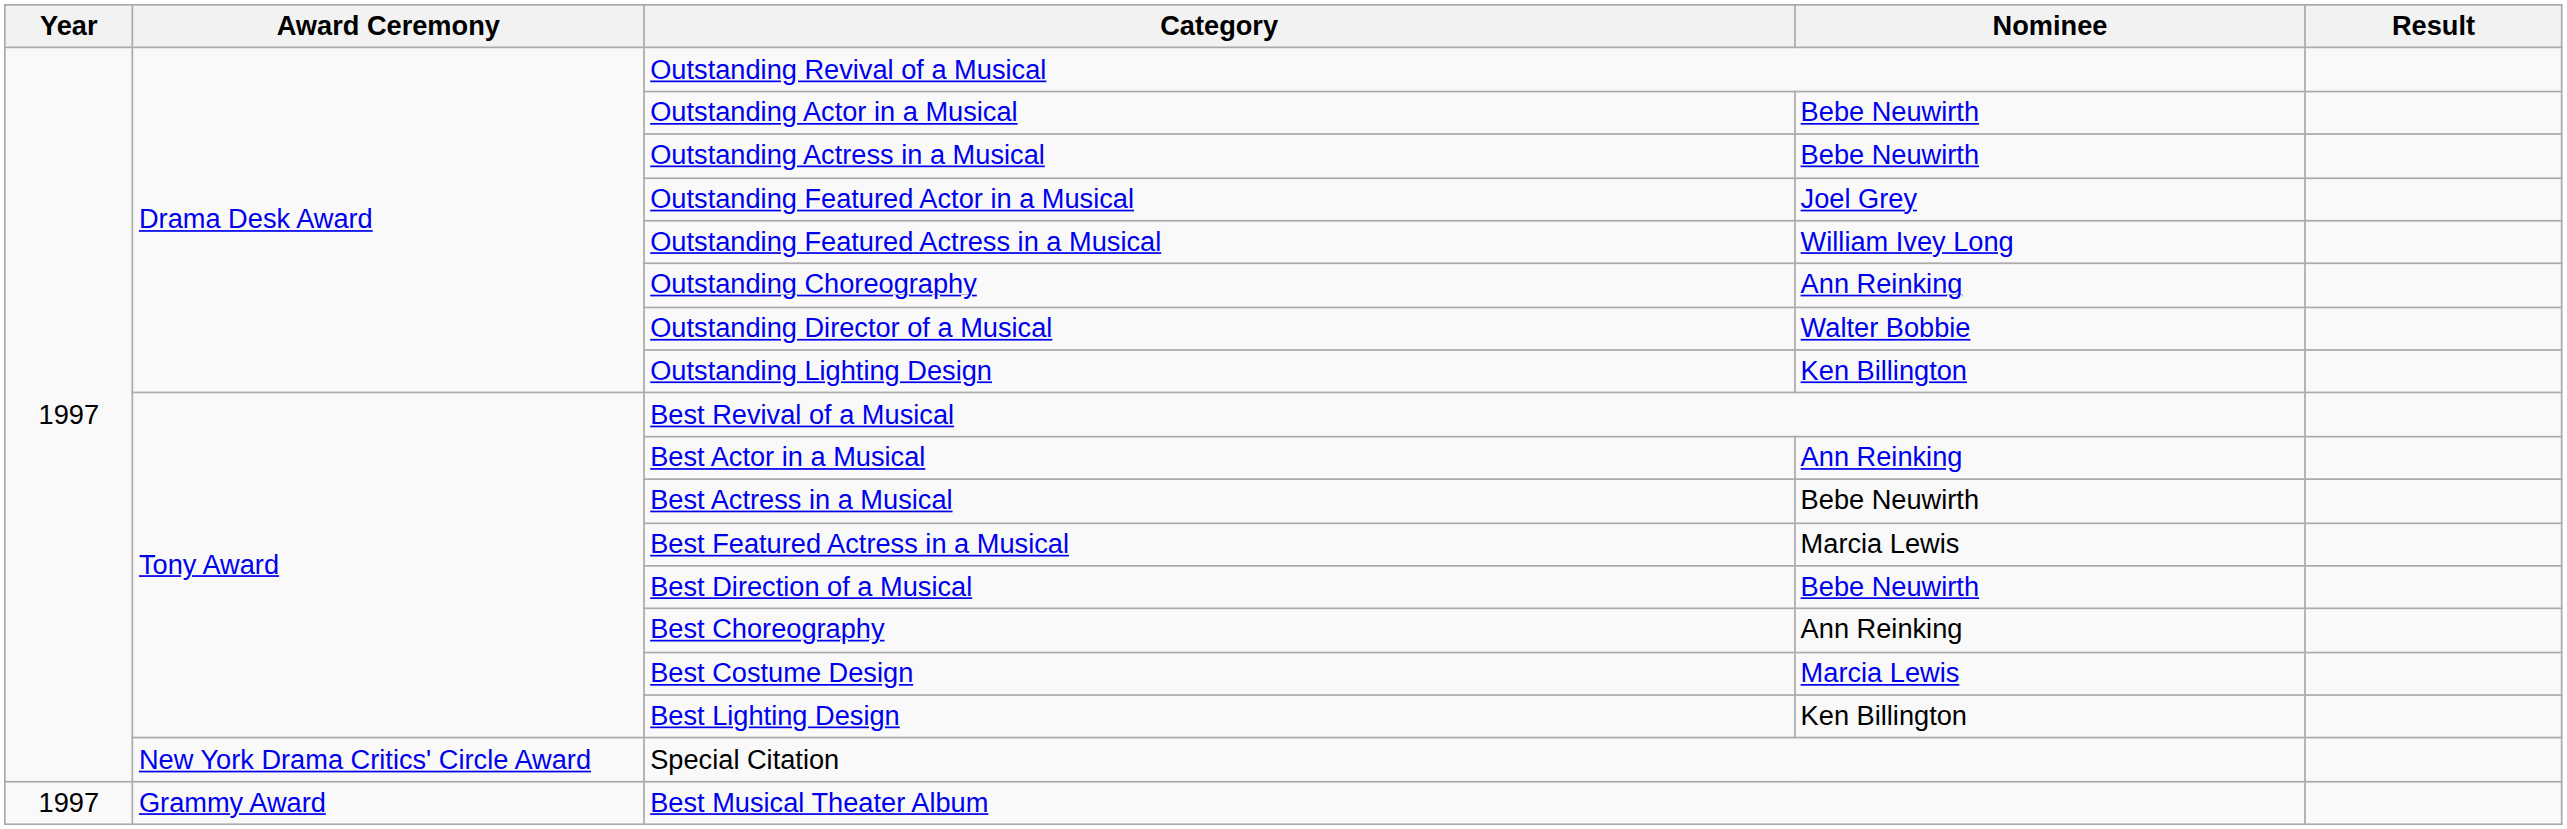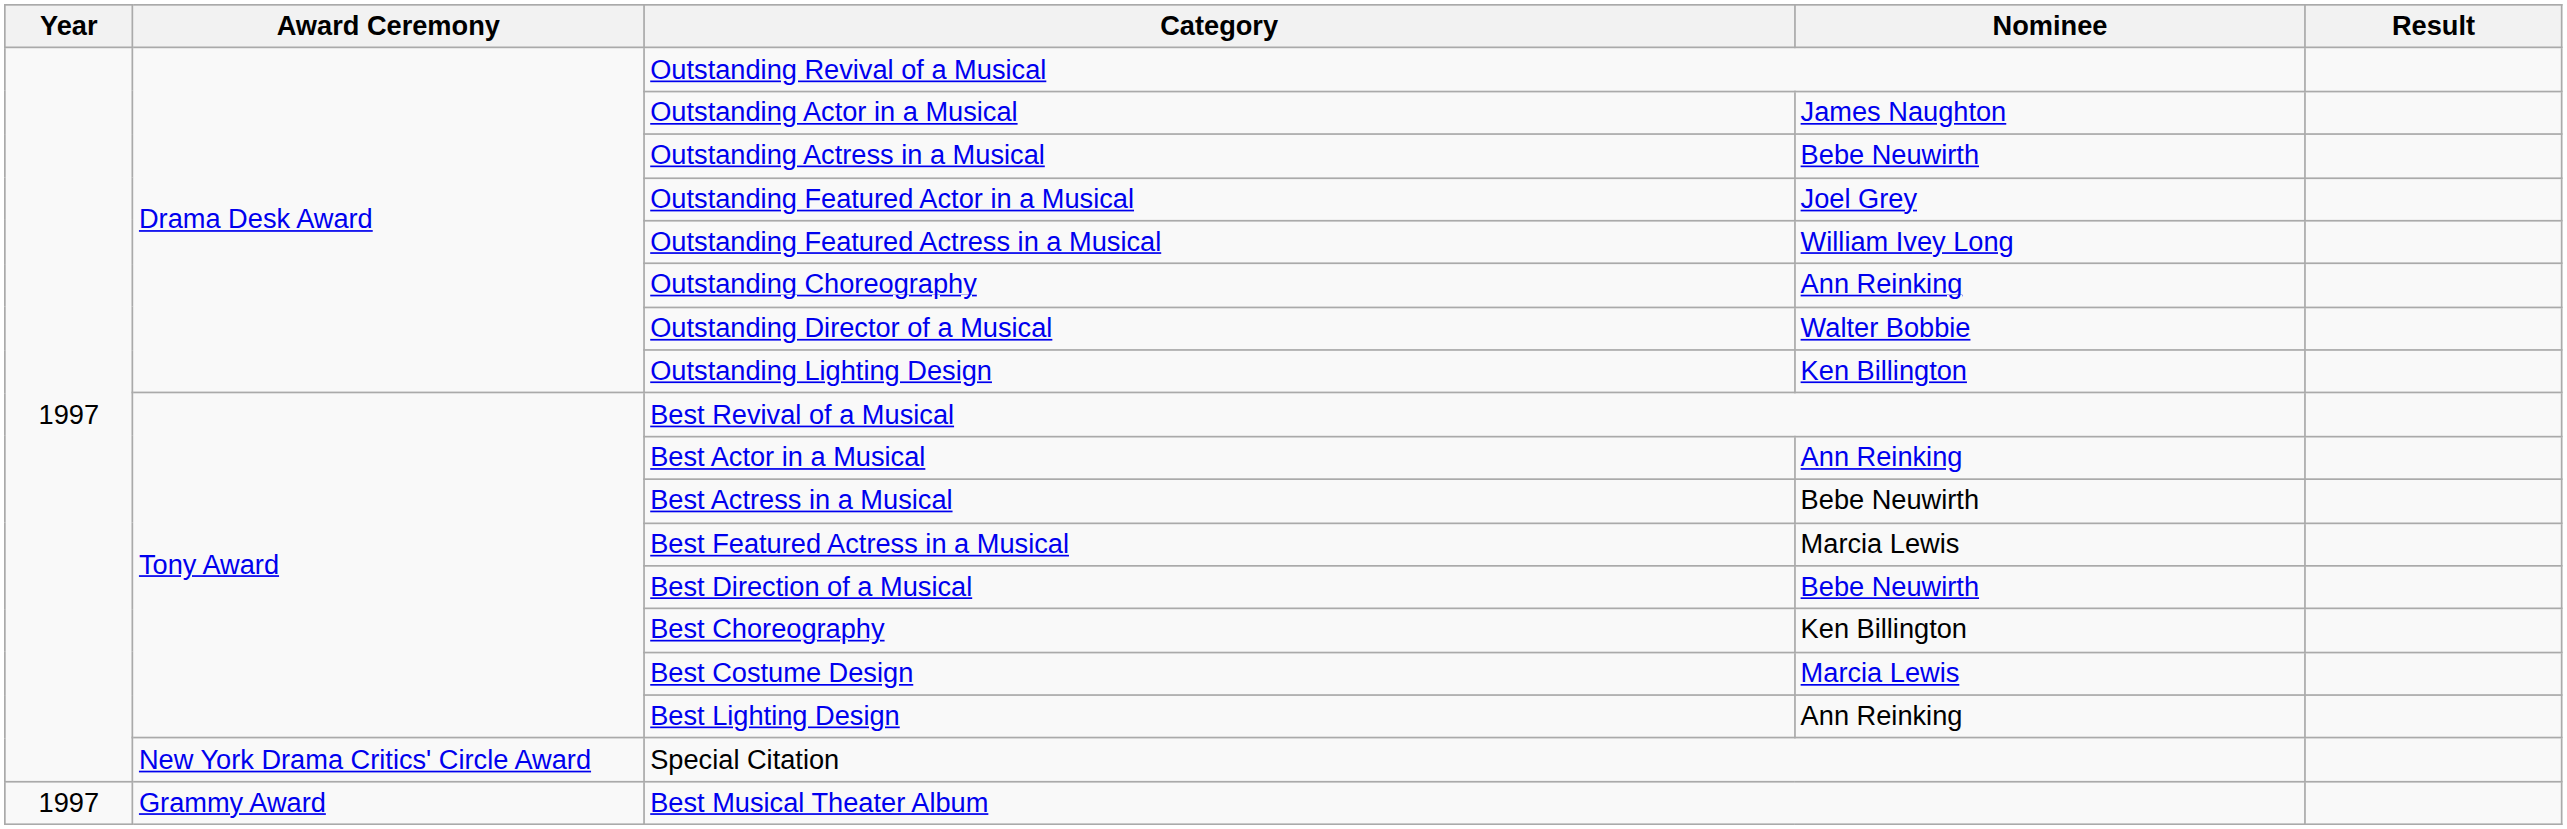(1890, 112) Bebe Neuwirth -> (1903, 112) James Naughton
(1882, 629) Ann Reinking -> (1884, 629) Ken Billington
(1884, 716) Ken Billington -> (1882, 716) Ann Reinking
